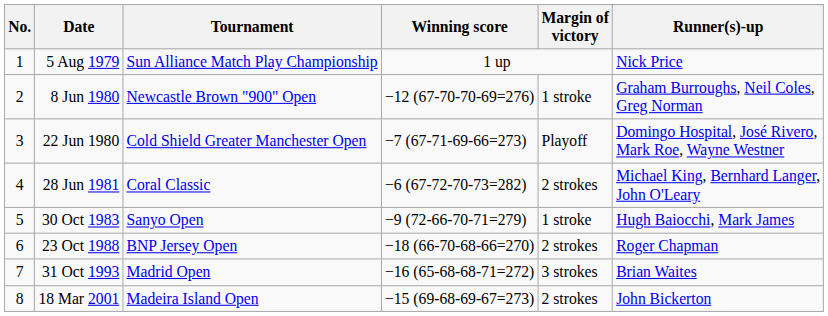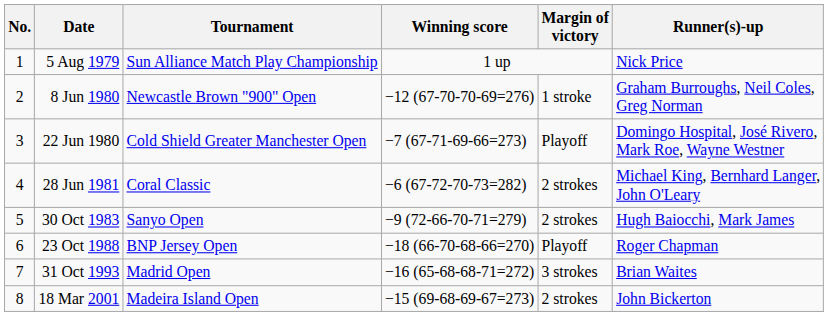(567, 220) 1 stroke -> (570, 220) 2 strokes
(570, 246) 2 strokes -> (564, 246) Playoff
